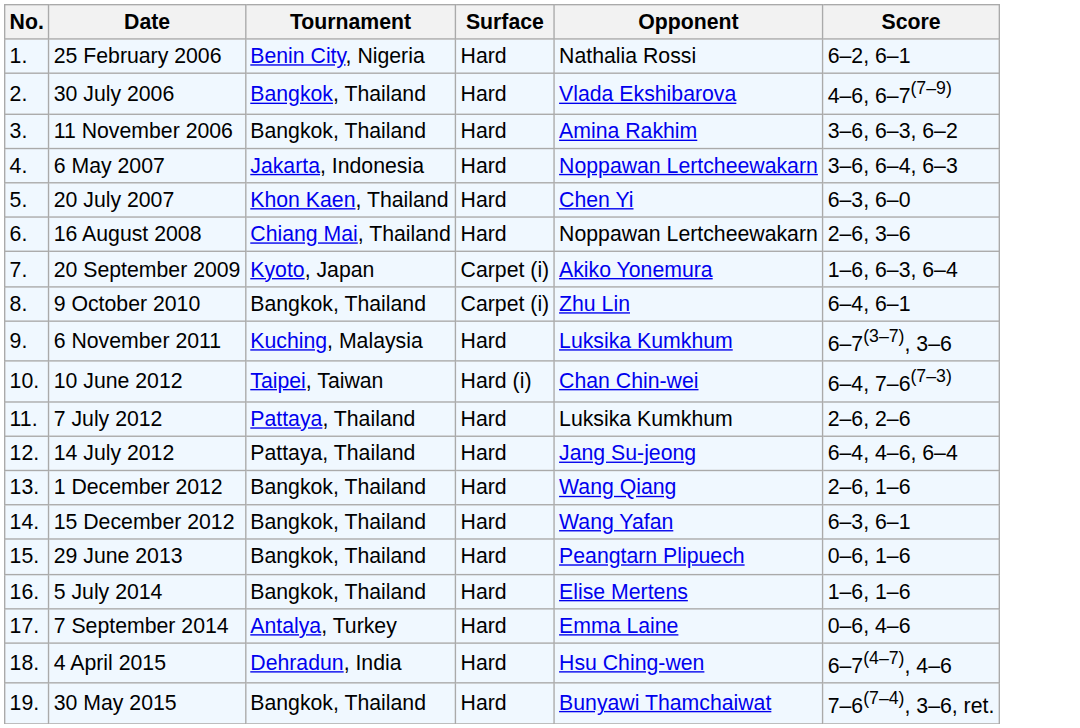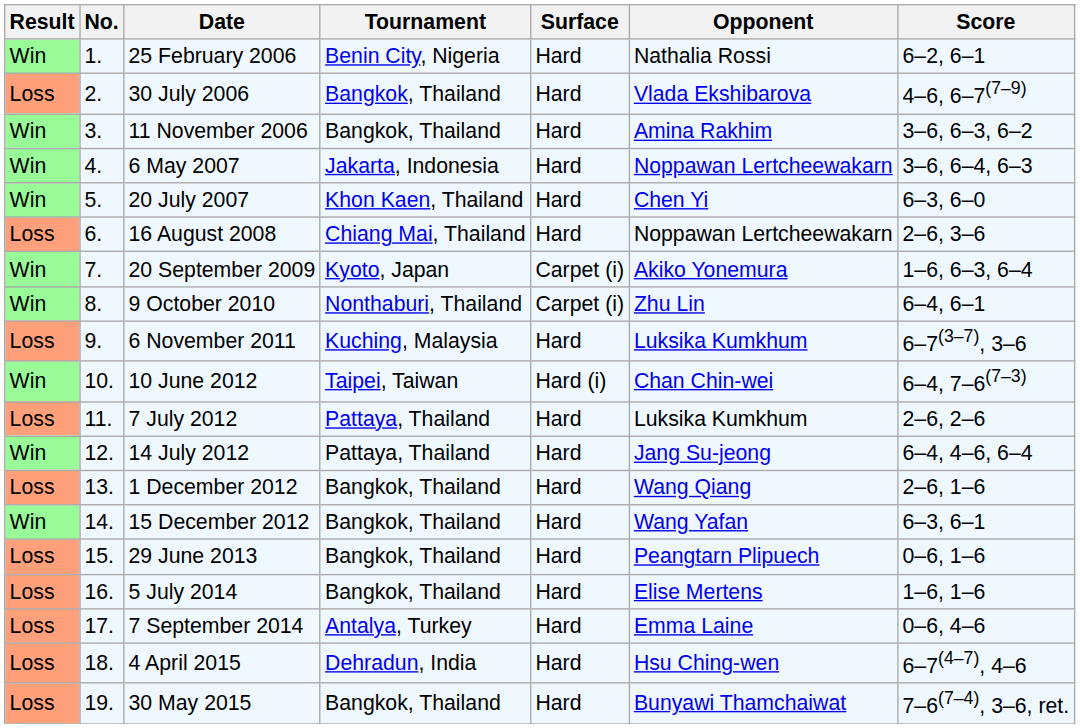+ column: (42, 21)
(338, 303) Bangkok, Thailand -> (424, 303) Nonthaburi, Thailand
